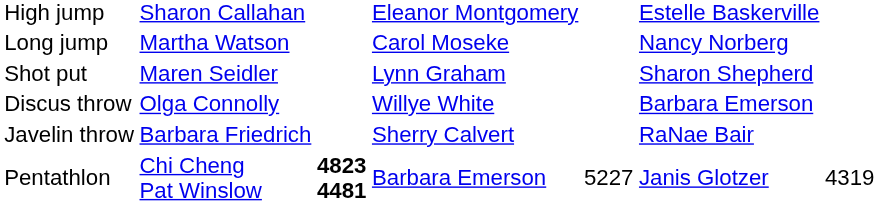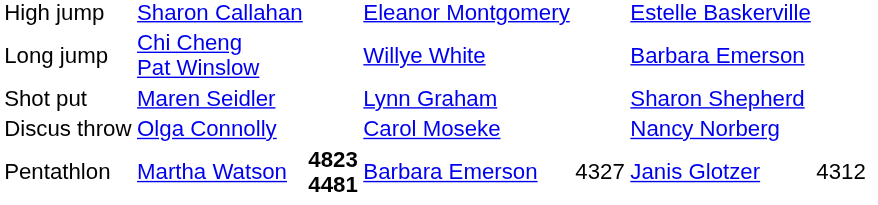(215, 43) Martha Watson -> (198, 55) Chi Cheng Pat Winslow
(441, 43) Carol Moseke -> (424, 55) Willye White
(714, 43) Nancy Norberg -> (717, 55) Barbara Emerson
(433, 104) Willye White -> (432, 129) Carol Moseke
(726, 104) Barbara Emerson -> (705, 129) Nancy Norberg
- row: (69, 134)
(201, 177) Chi Cheng Pat Winslow -> (212, 172) Martha Watson
(609, 177) 5227 -> (600, 172) 4327
(850, 177) 4319 -> (841, 172) 4312
